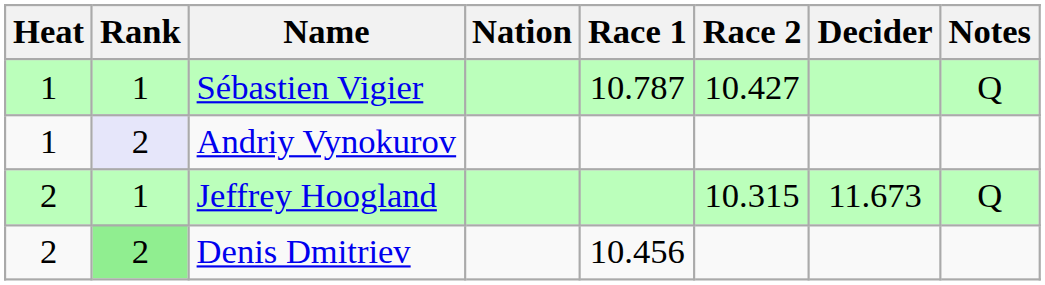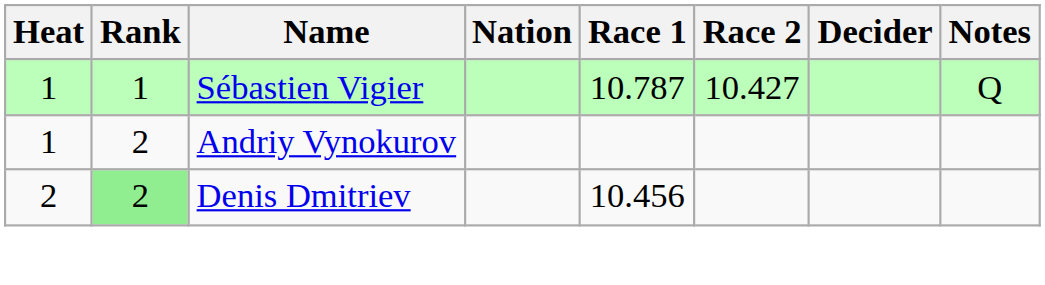(140, 141) lavender background -> (140, 141) no background
- row: (317, 196)
